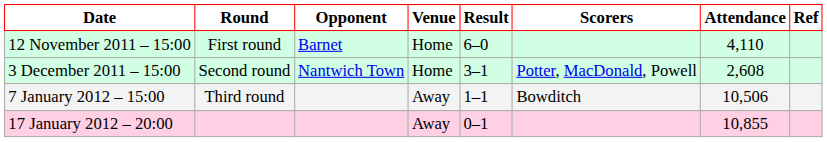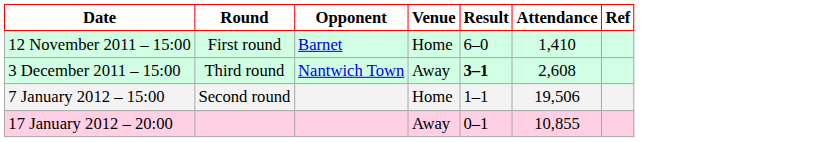- column: (607, 17)
(745, 44) 4,110 -> (557, 44) 1,410
(244, 70) Second round -> (244, 70) Third round
(432, 70) Home -> (431, 70) Away
(476, 70) normal -> (476, 70) bold
(244, 96) Third round -> (244, 96) Second round
(431, 96) Away -> (432, 96) Home
(745, 96) 10,506 -> (557, 96) 19,506
